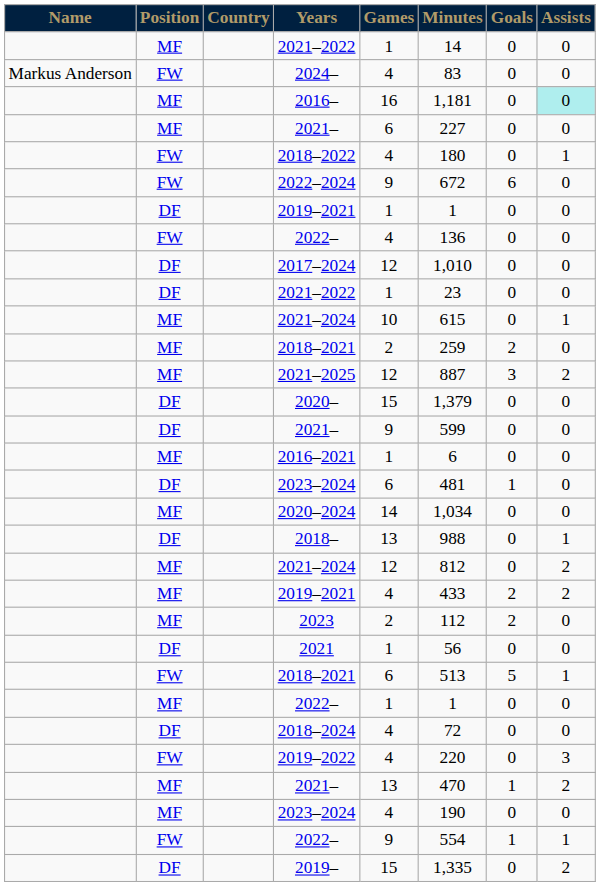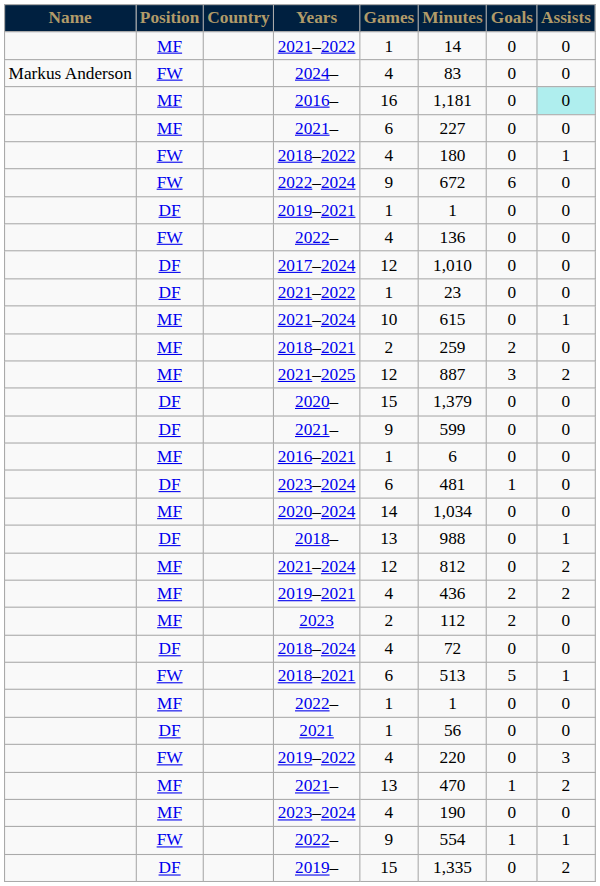(453, 593) 433 -> (453, 593) 436
rows swapped: (170, 648) <-> (170, 730)
